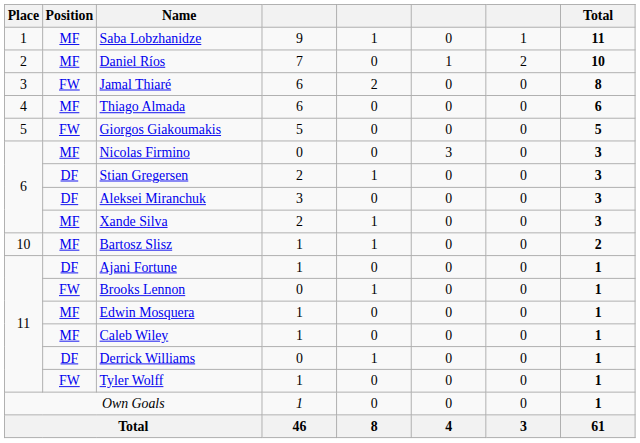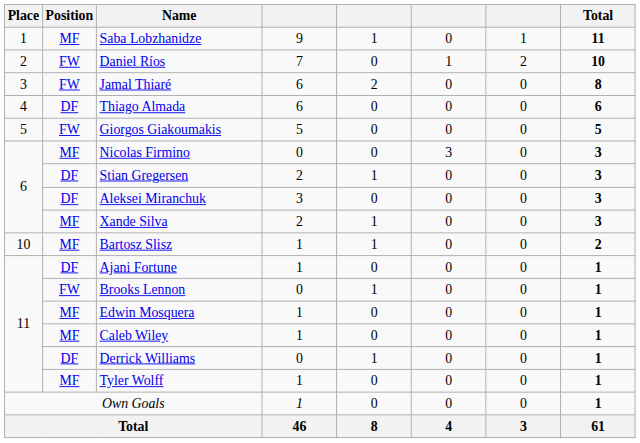(69, 61) MF -> (69, 61) FW
(69, 107) MF -> (69, 107) DF
(69, 381) FW -> (69, 381) MF
